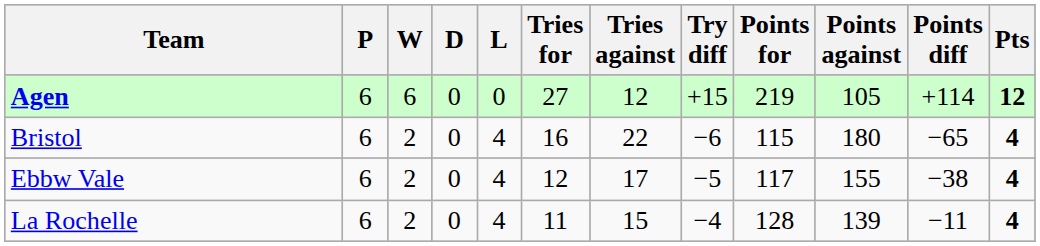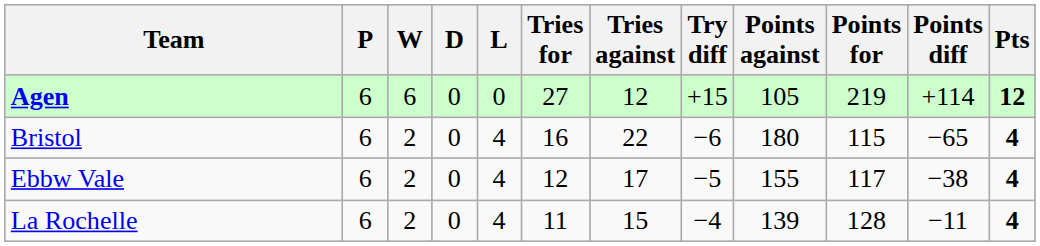columns swapped: (775, 39) <-> (861, 39)
